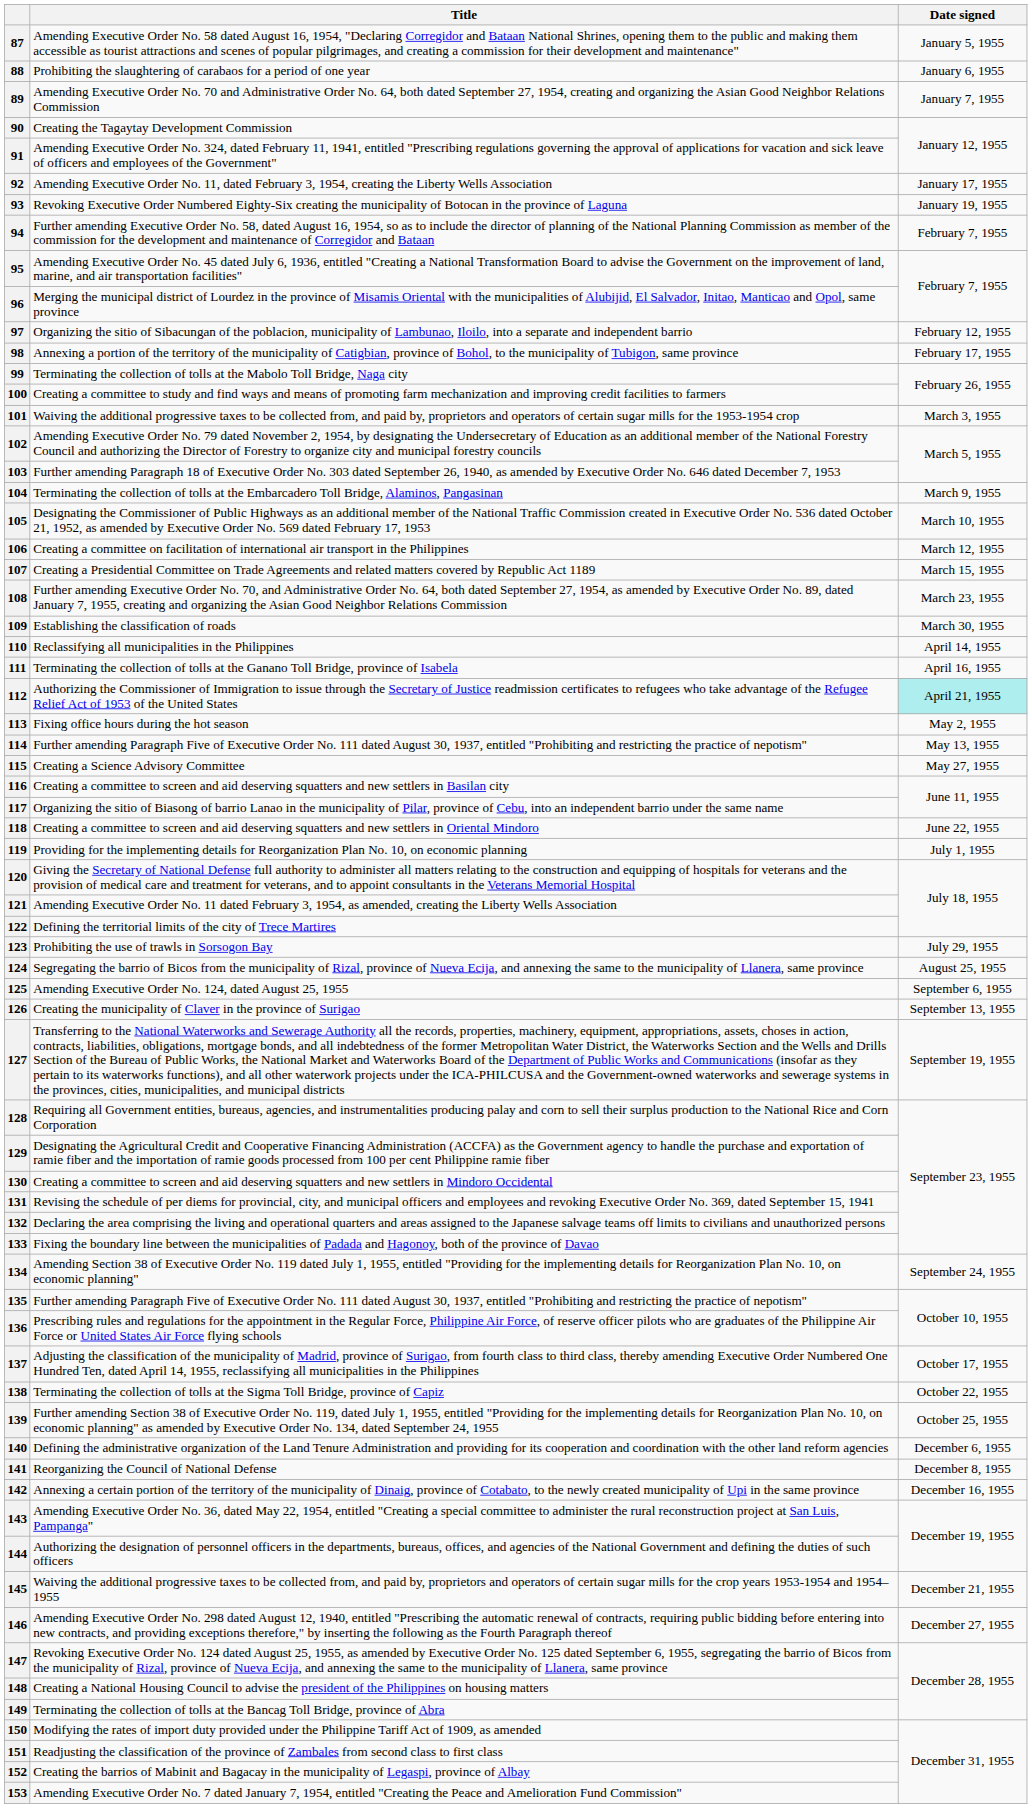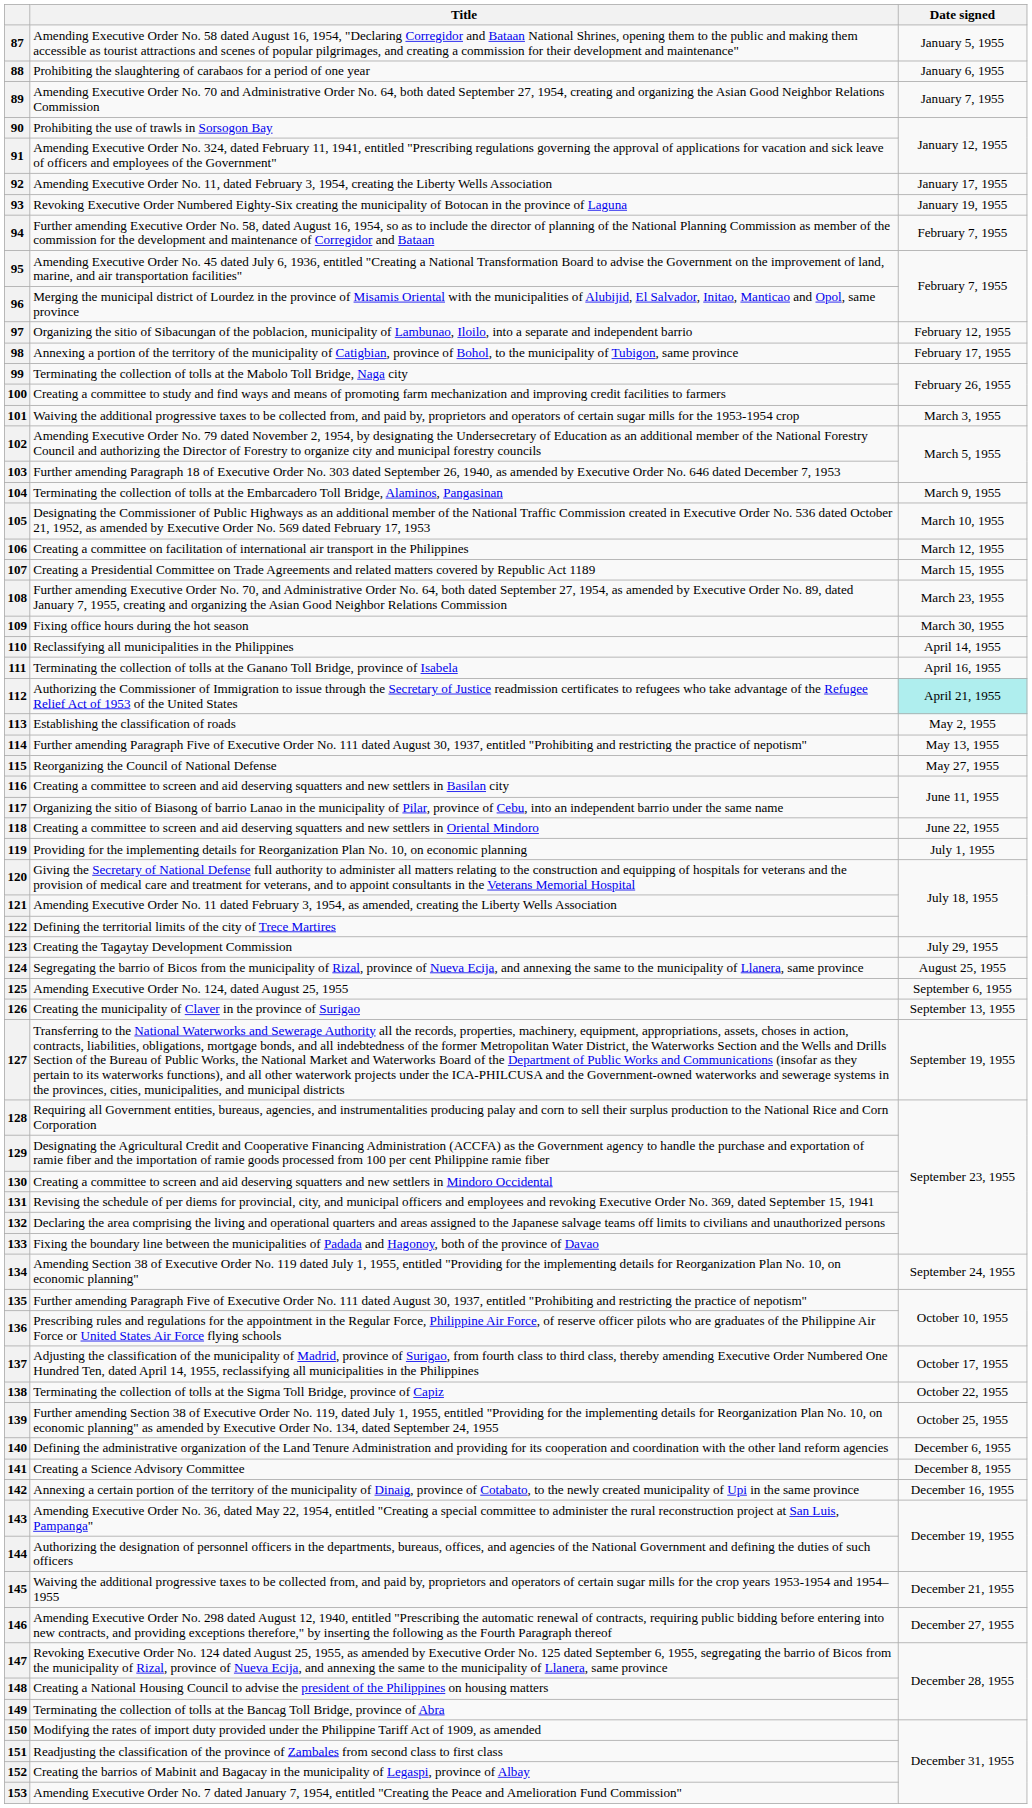(163, 127) Creating the Tagaytay Development Commission -> (153, 127) Prohibiting the use of trawls in Sorsogon Bay
(134, 626) Establishing the classification of roads -> (141, 626) Fixing office hours during the hot season
(141, 724) Fixing office hours during the hot season -> (134, 724) Establishing the classification of roads
(139, 765) Creating a Science Advisory Committee -> (155, 765) Reorganizing the Council of National Defense
(153, 947) Prohibiting the use of trawls in Sorsogon Bay -> (163, 947) Creating the Tagaytay Development Commission
(155, 1469) Reorganizing the Council of National Defense -> (139, 1469) Creating a Science Advisory Committee
